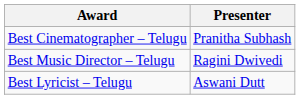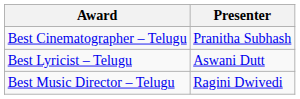rows swapped: (70, 82) <-> (91, 60)
